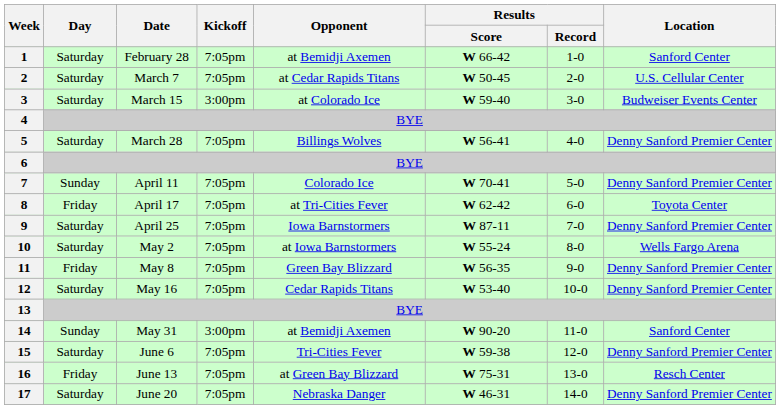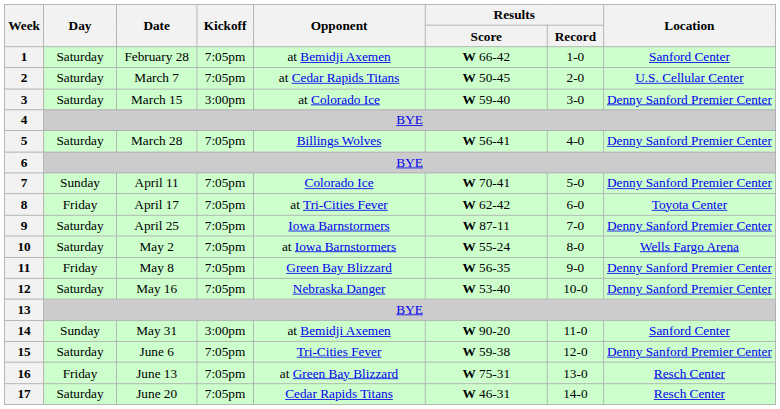(689, 99) Budweiser Events Center -> (689, 99) Denny Sanford Premier Center
(339, 288) Cedar Rapids Titans -> (339, 288) Nebraska Danger
(339, 394) Nebraska Danger -> (339, 394) Cedar Rapids Titans
(689, 394) Denny Sanford Premier Center -> (689, 394) Resch Center
